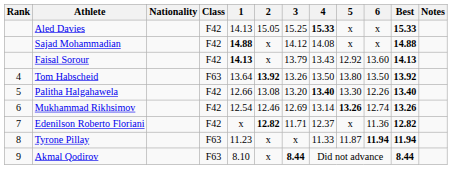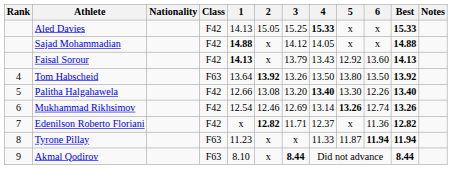(323, 44) 14.08 -> (323, 44) 14.05
